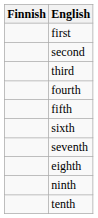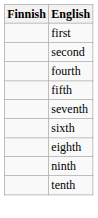- row: (63, 71)
rows swapped: (63, 128) <-> (70, 147)
